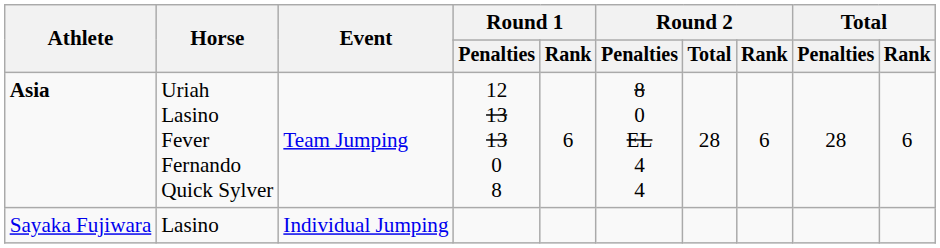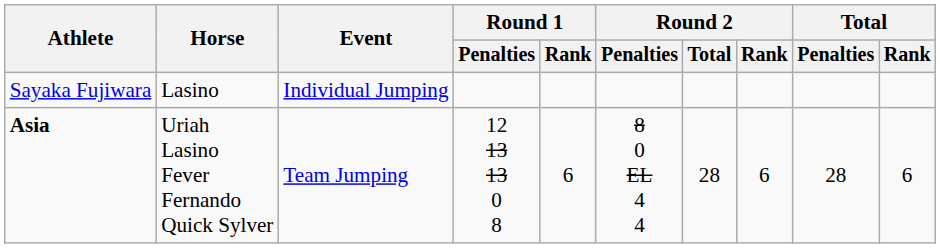rows swapped: (80, 225) <-> (30, 90)
